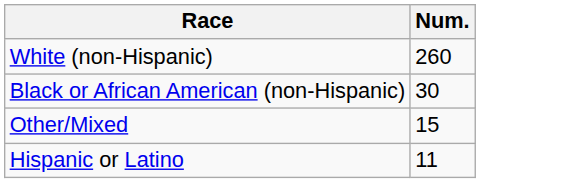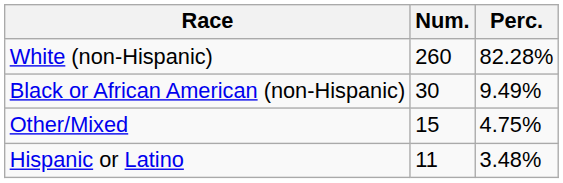+ column: (517, 21)
